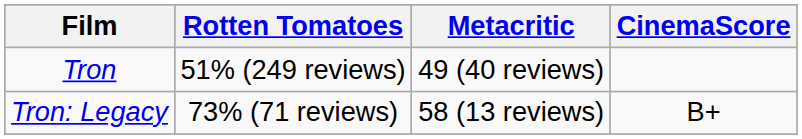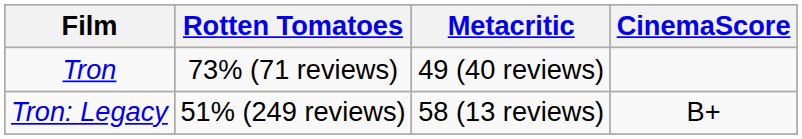(293, 69) 51% (249 reviews) -> (293, 69) 73% (71 reviews)
(293, 112) 73% (71 reviews) -> (293, 112) 51% (249 reviews)
